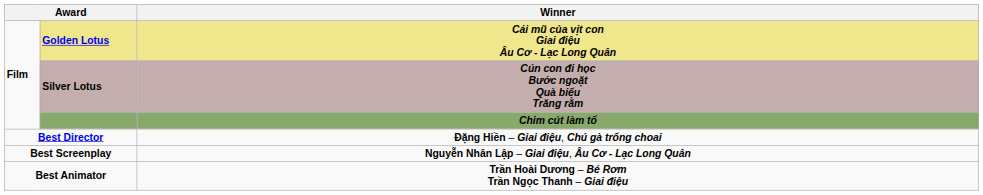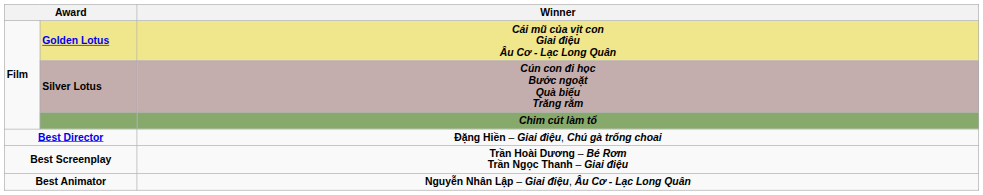(558, 153) Nguyễn Nhân Lập – Giai điệu, Âu Cơ - Lạc Long Quân -> (558, 159) Trần Hoài Dương – Bé Rơm Trần Ngọc Thanh – Giai điệu
(558, 176) Trần Hoài Dương – Bé Rơm Trần Ngọc Thanh – Giai điệu -> (558, 181) Nguyễn Nhân Lập – Giai điệu, Âu Cơ - Lạc Long Quân
